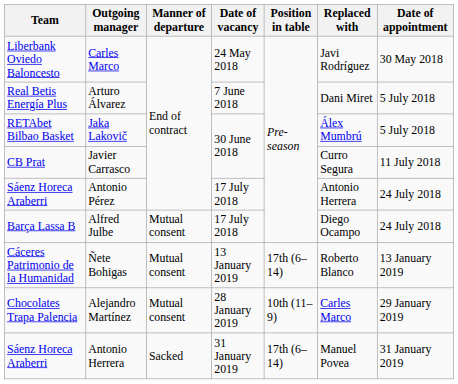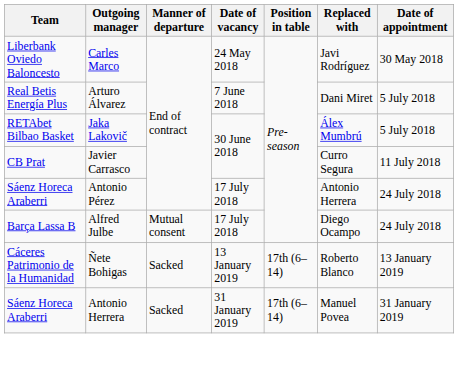(167, 265) Mutual consent -> (166, 265) Sacked
- row: (112, 310)
